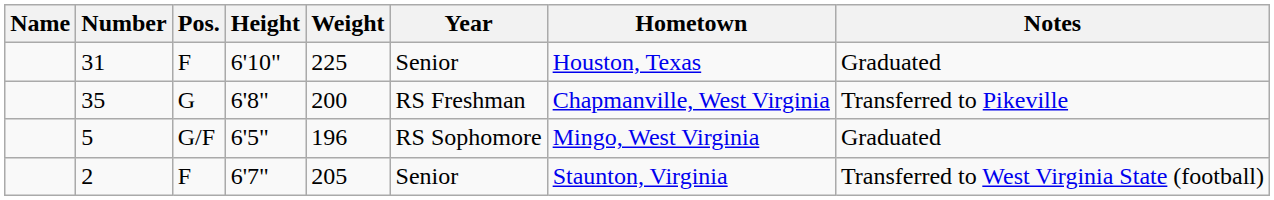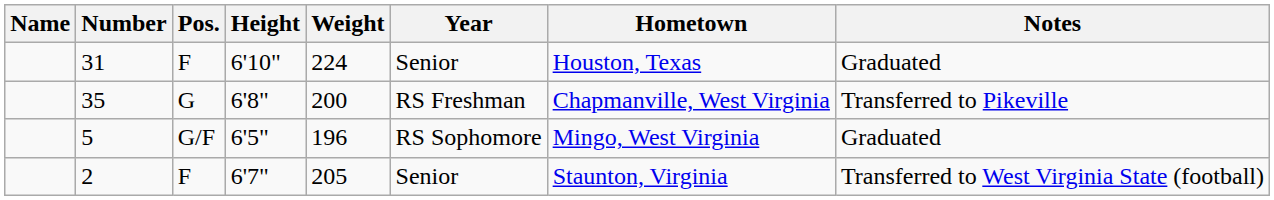(329, 61) 225 -> (329, 61) 224
